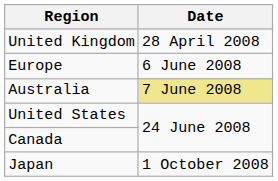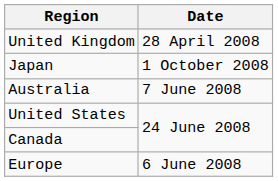rows swapped: (35, 66) <-> (31, 164)
(192, 91) khaki background -> (192, 91) no background
